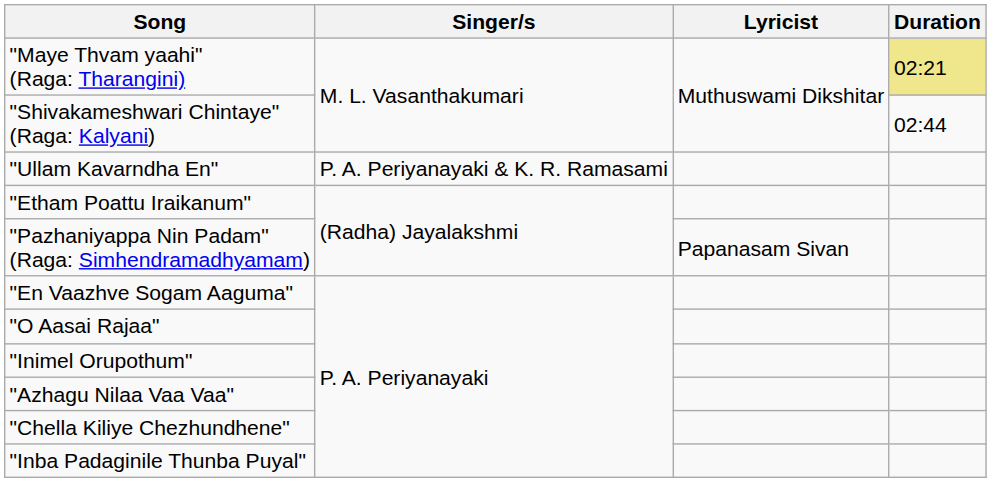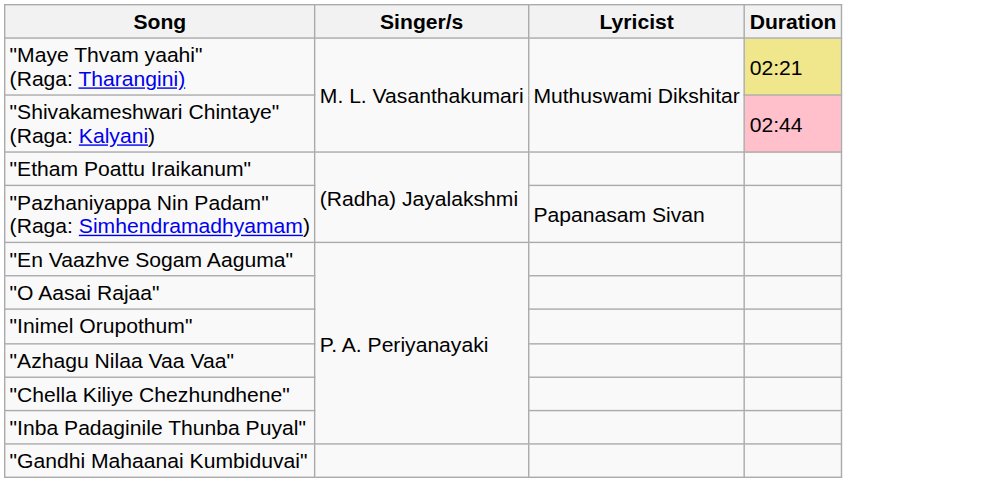(920, 124) no background -> (776, 124) pink background
- row: (114, 169)
+ row: (159, 460)
